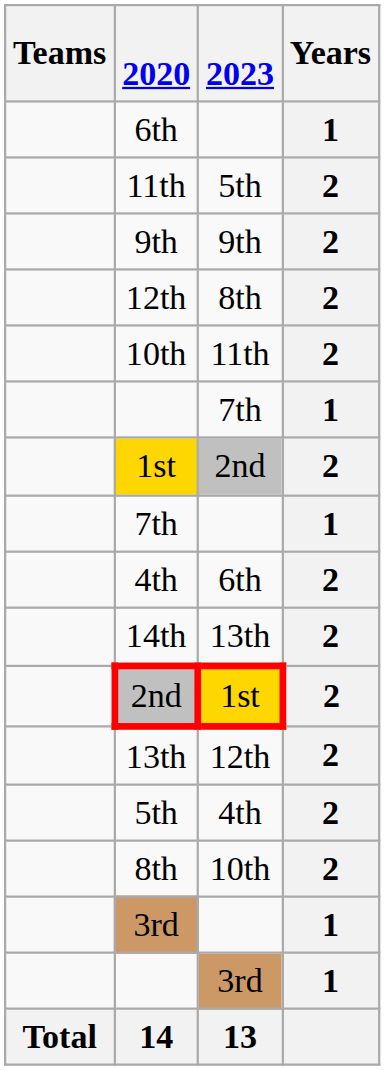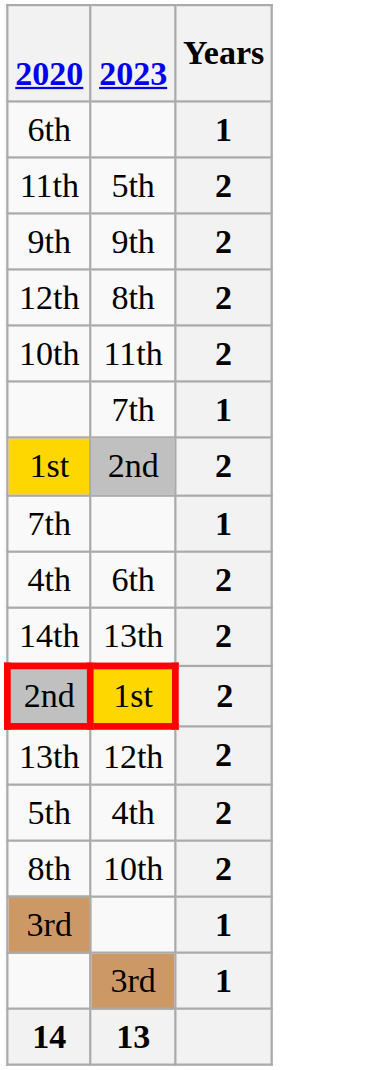- column: (60, 52)
